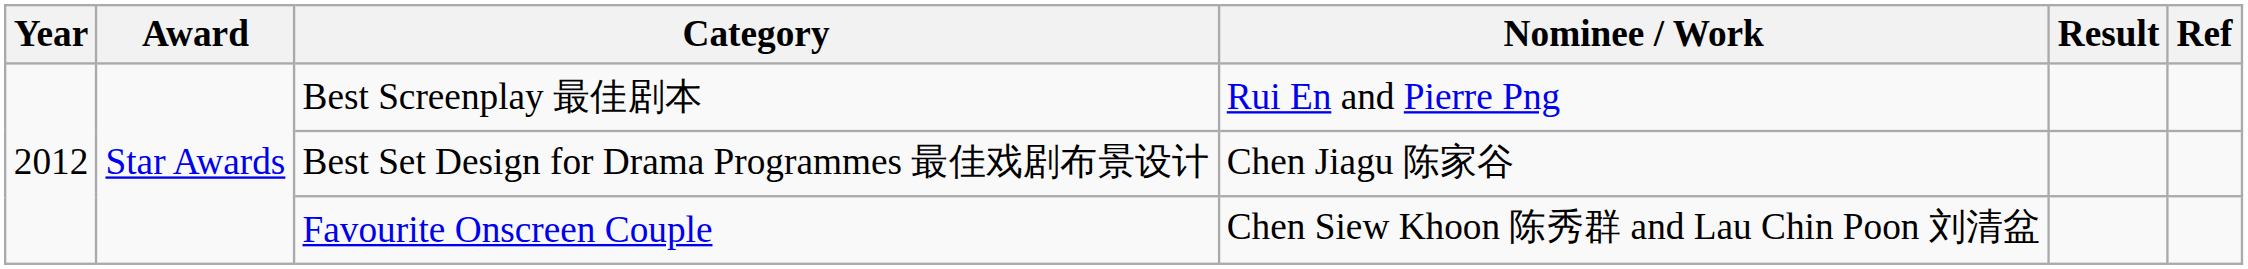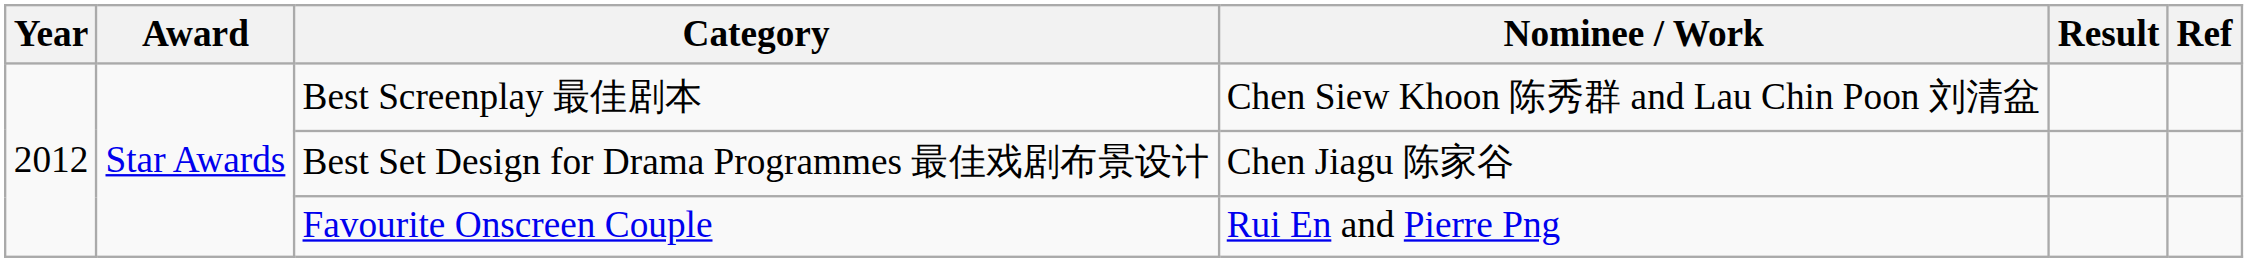(1393, 96) Rui En and Pierre Png -> (1634, 95) Chen Siew Khoon 陈秀群 and Lau Chin Poon 刘清盆
(1634, 227) Chen Siew Khoon 陈秀群 and Lau Chin Poon 刘清盆 -> (1393, 225) Rui En and Pierre Png
